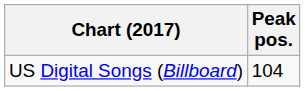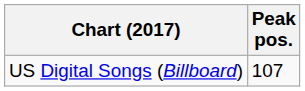(267, 70) 104 -> (267, 70) 107
